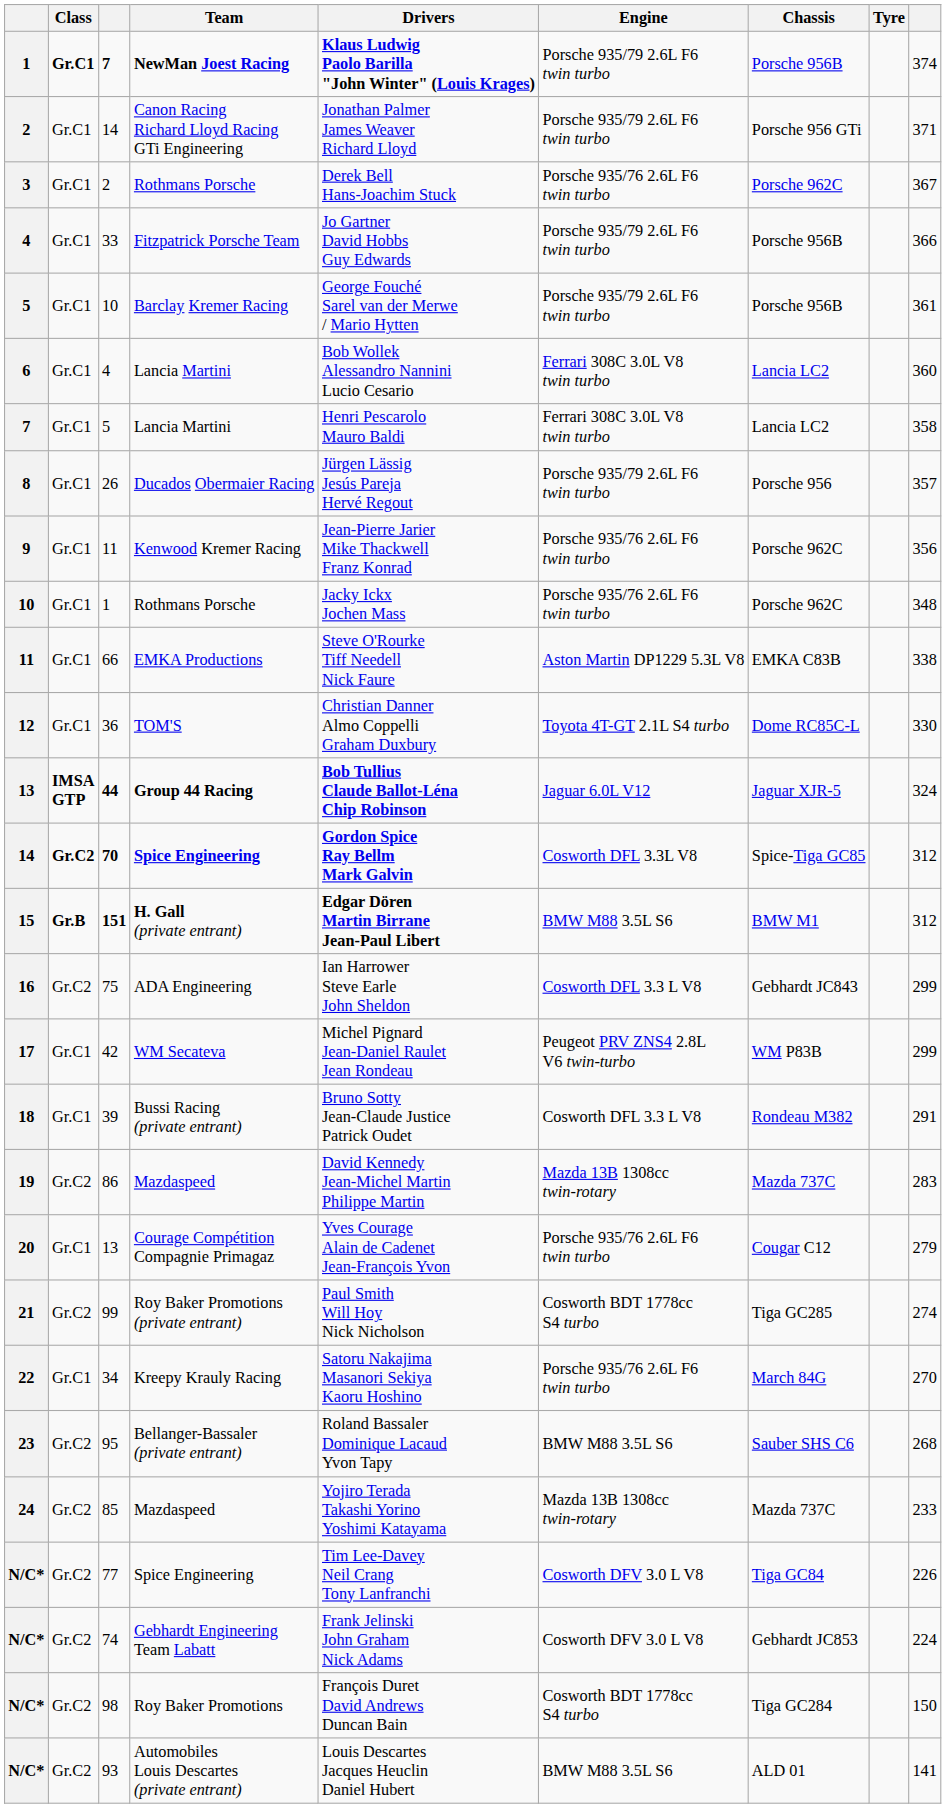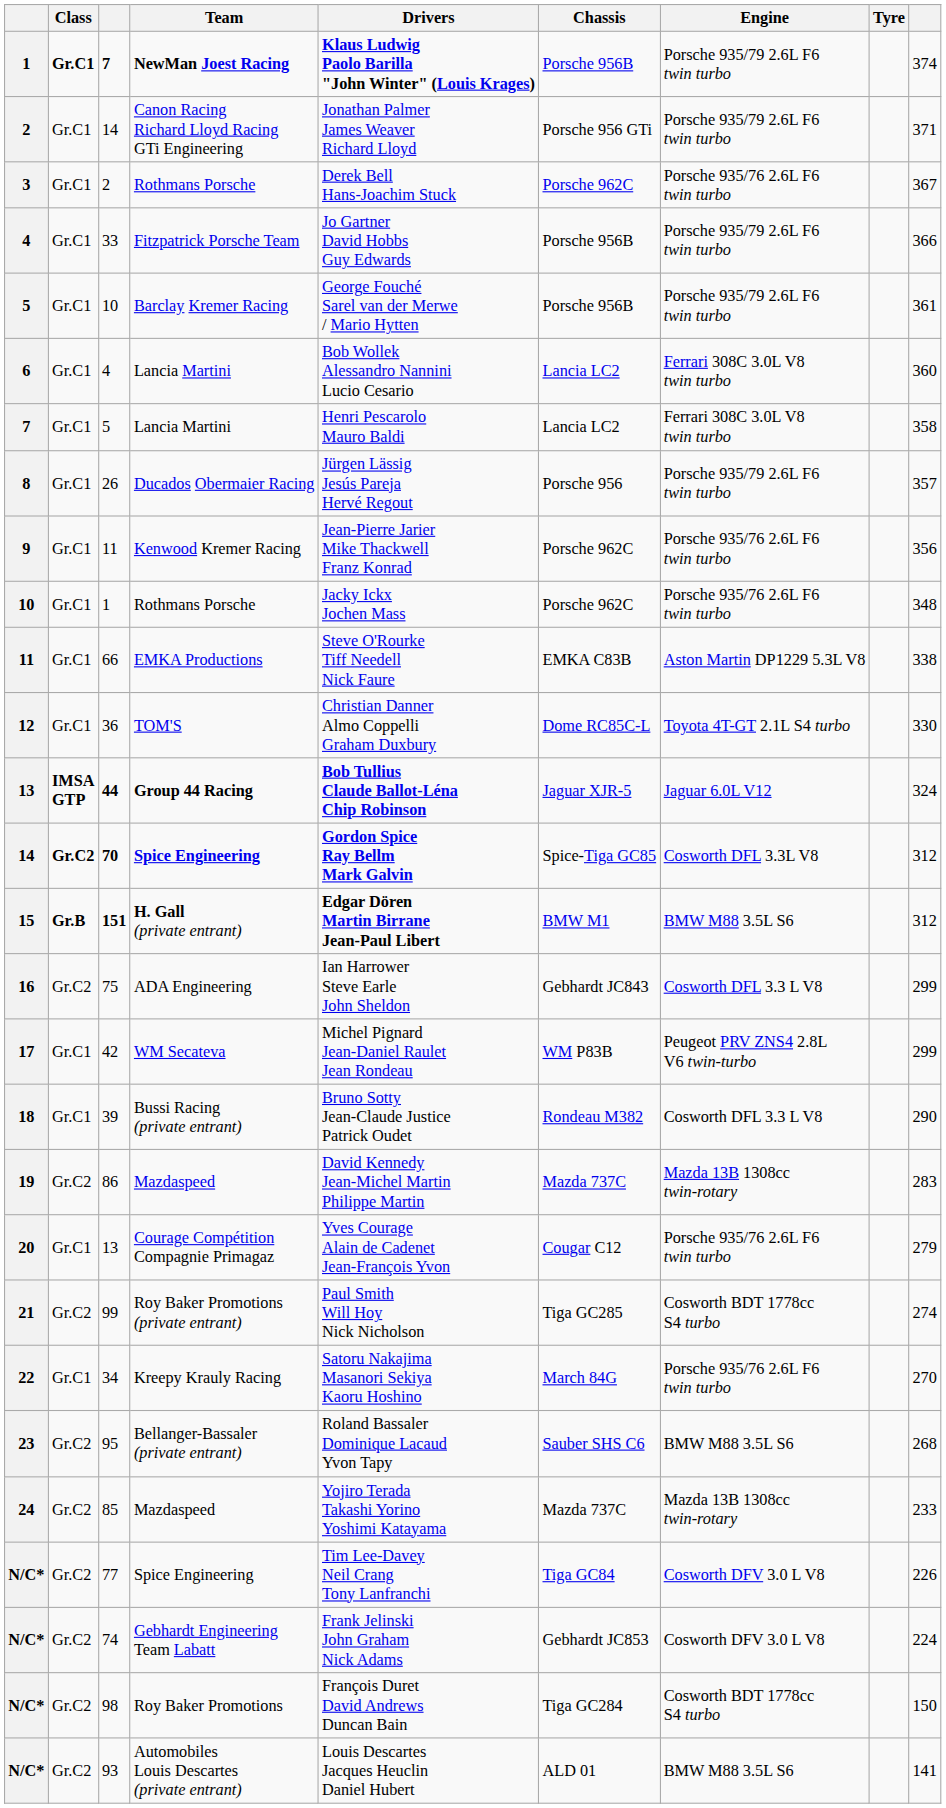columns swapped: (809, 18) <-> (643, 18)
(925, 1117) 291 -> (925, 1117) 290
